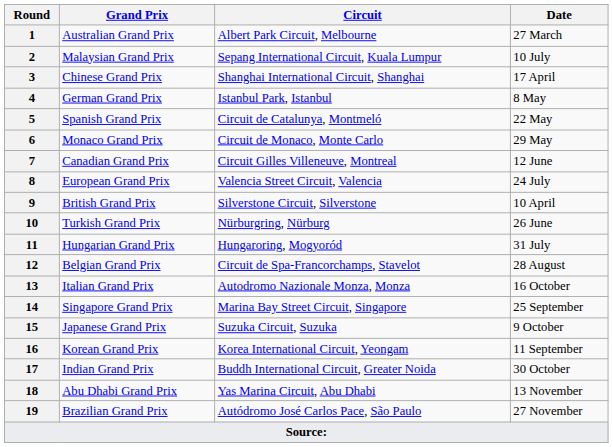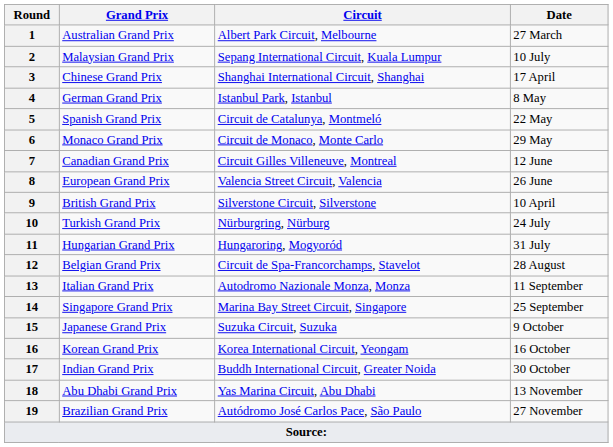(532, 181) 24 July -> (533, 181) 26 June
(533, 223) 26 June -> (532, 223) 24 July
(542, 285) 16 October -> (548, 285) 11 September
(548, 348) 11 September -> (542, 348) 16 October
